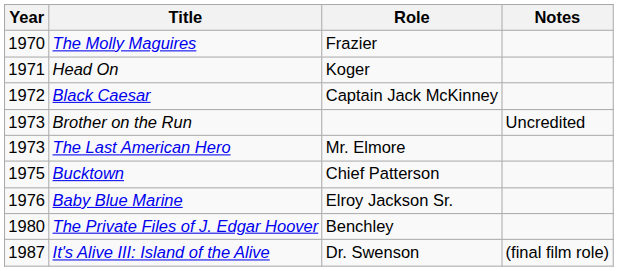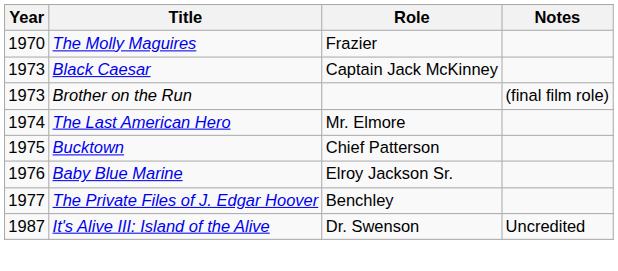- row: (86, 69)
(27, 95) 1972 -> (27, 69) 1973
(545, 122) Uncredited -> (557, 95) (final film role)
(27, 148) 1973 -> (27, 122) 1974
(27, 226) 1980 -> (27, 200) 1977
(557, 252) (final film role) -> (545, 226) Uncredited
